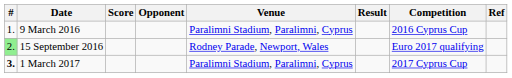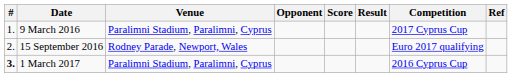columns swapped: (271, 13) <-> (121, 13)
(430, 30) 2016 Cyprus Cup -> (430, 30) 2017 Cyprus Cup
(11, 47) lightgreen background -> (11, 47) no background
(430, 64) 2017 Cyprus Cup -> (430, 64) 2016 Cyprus Cup
